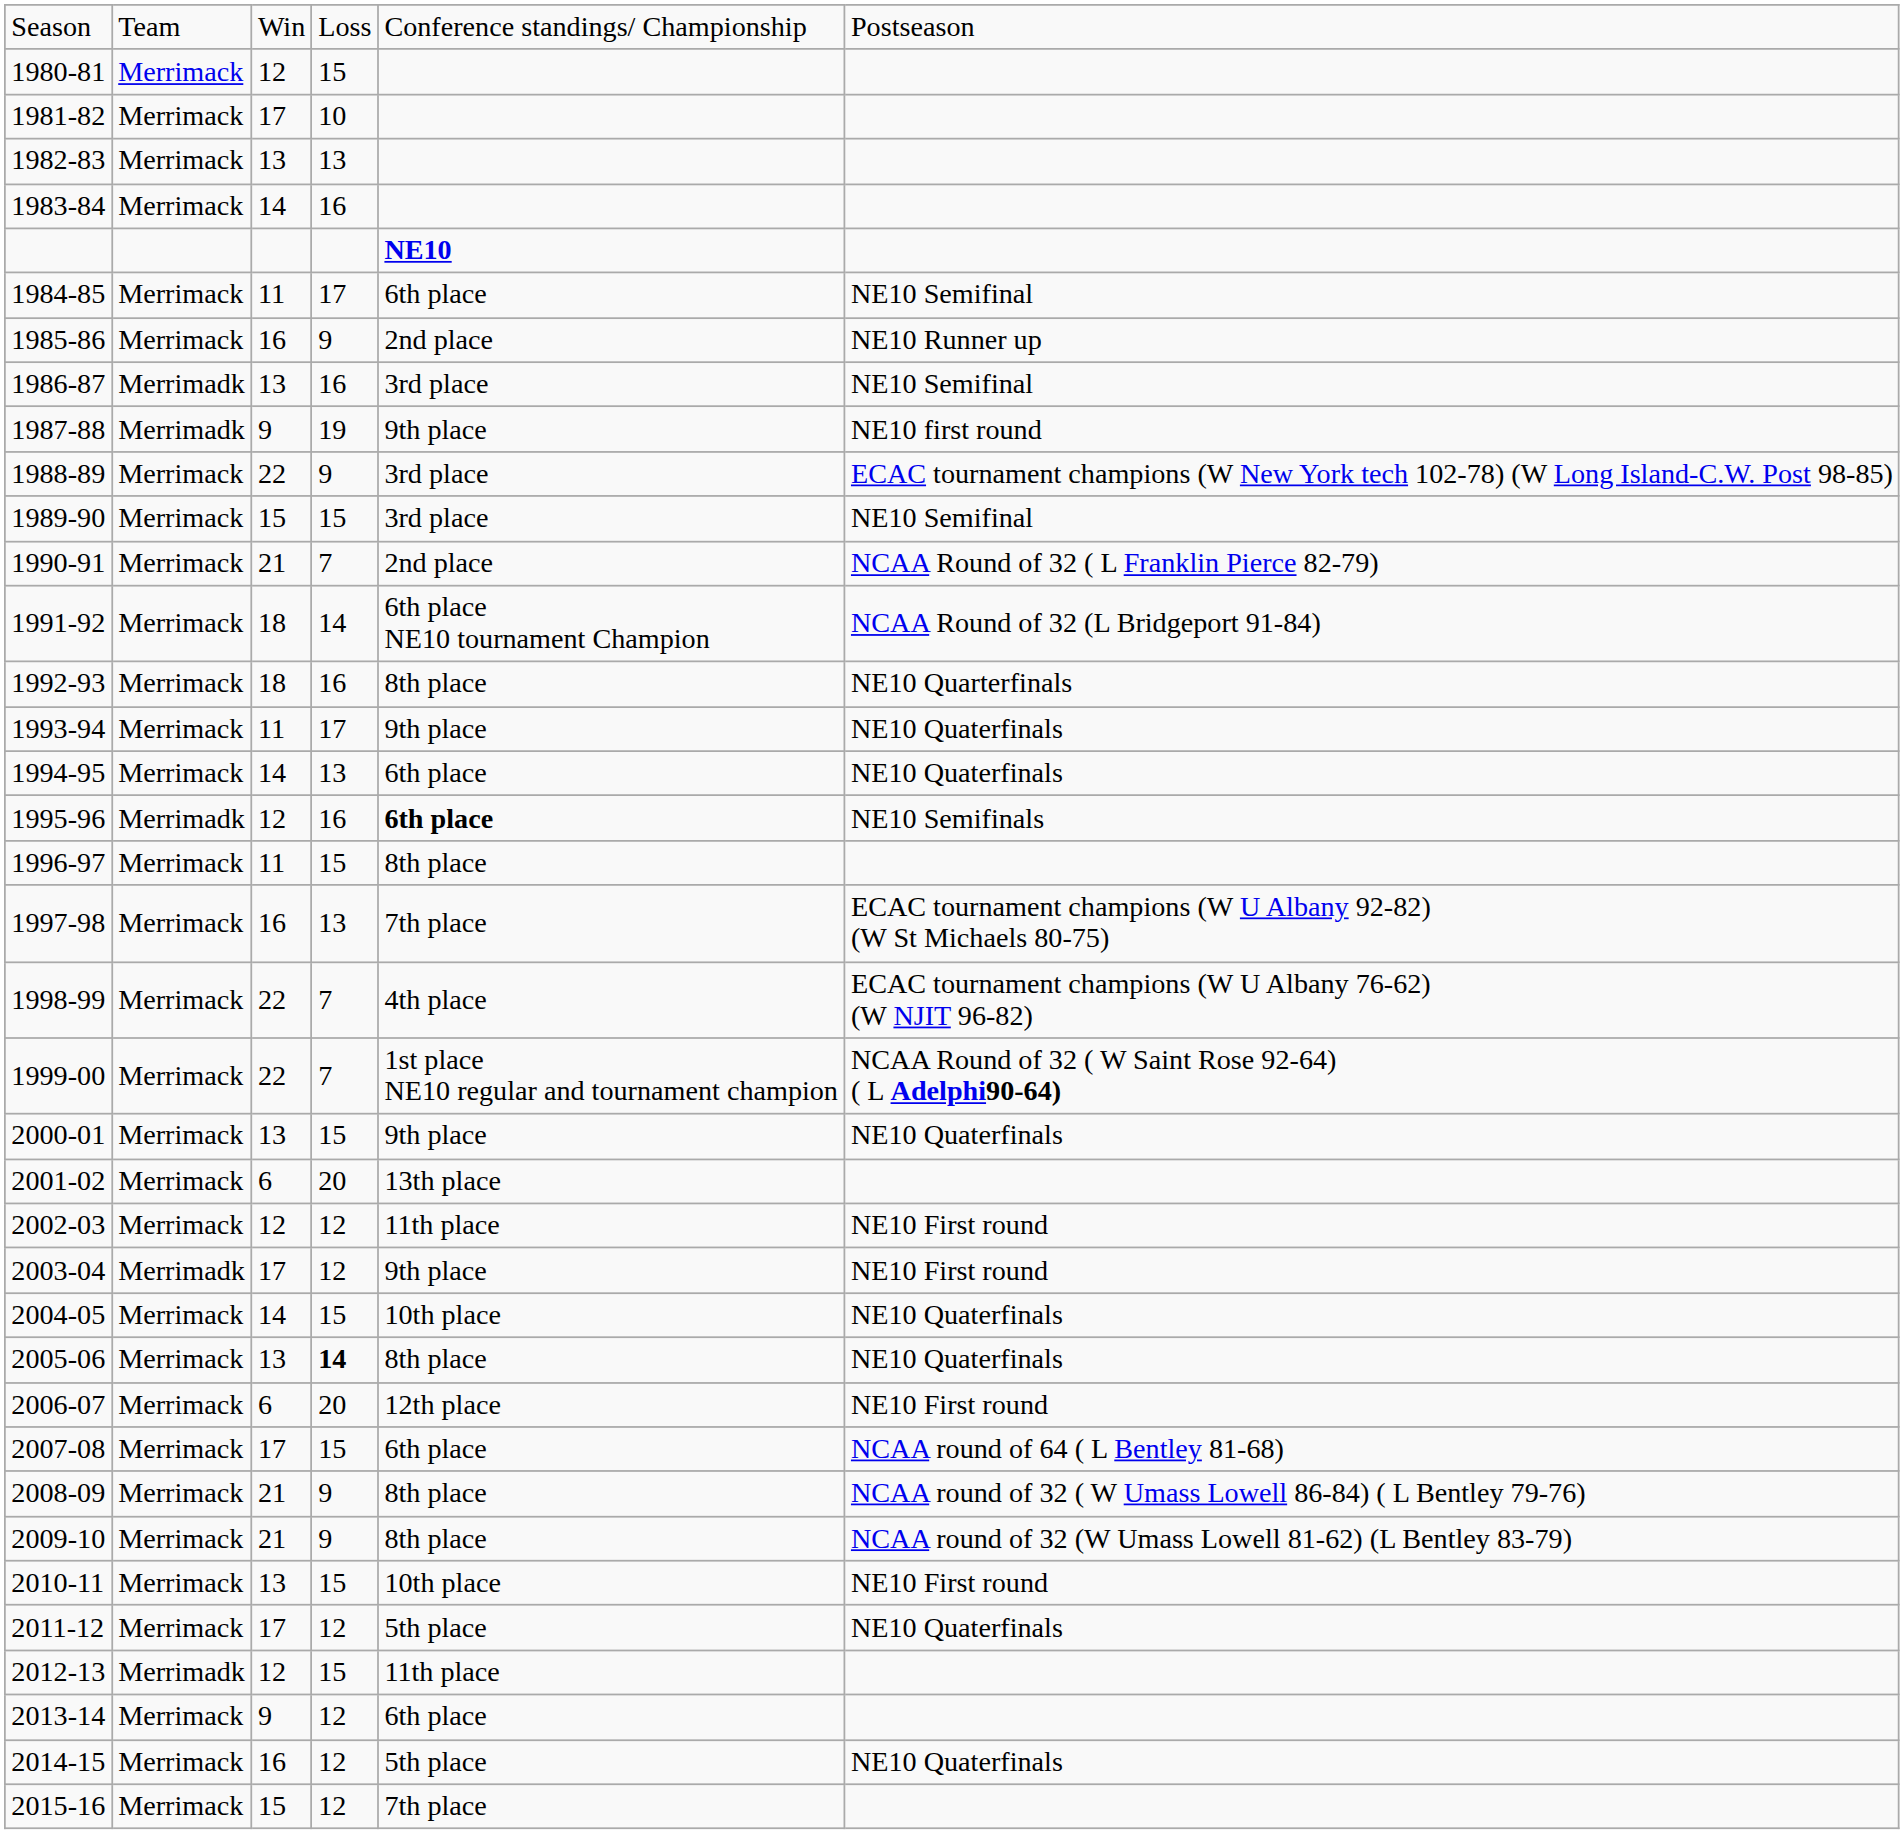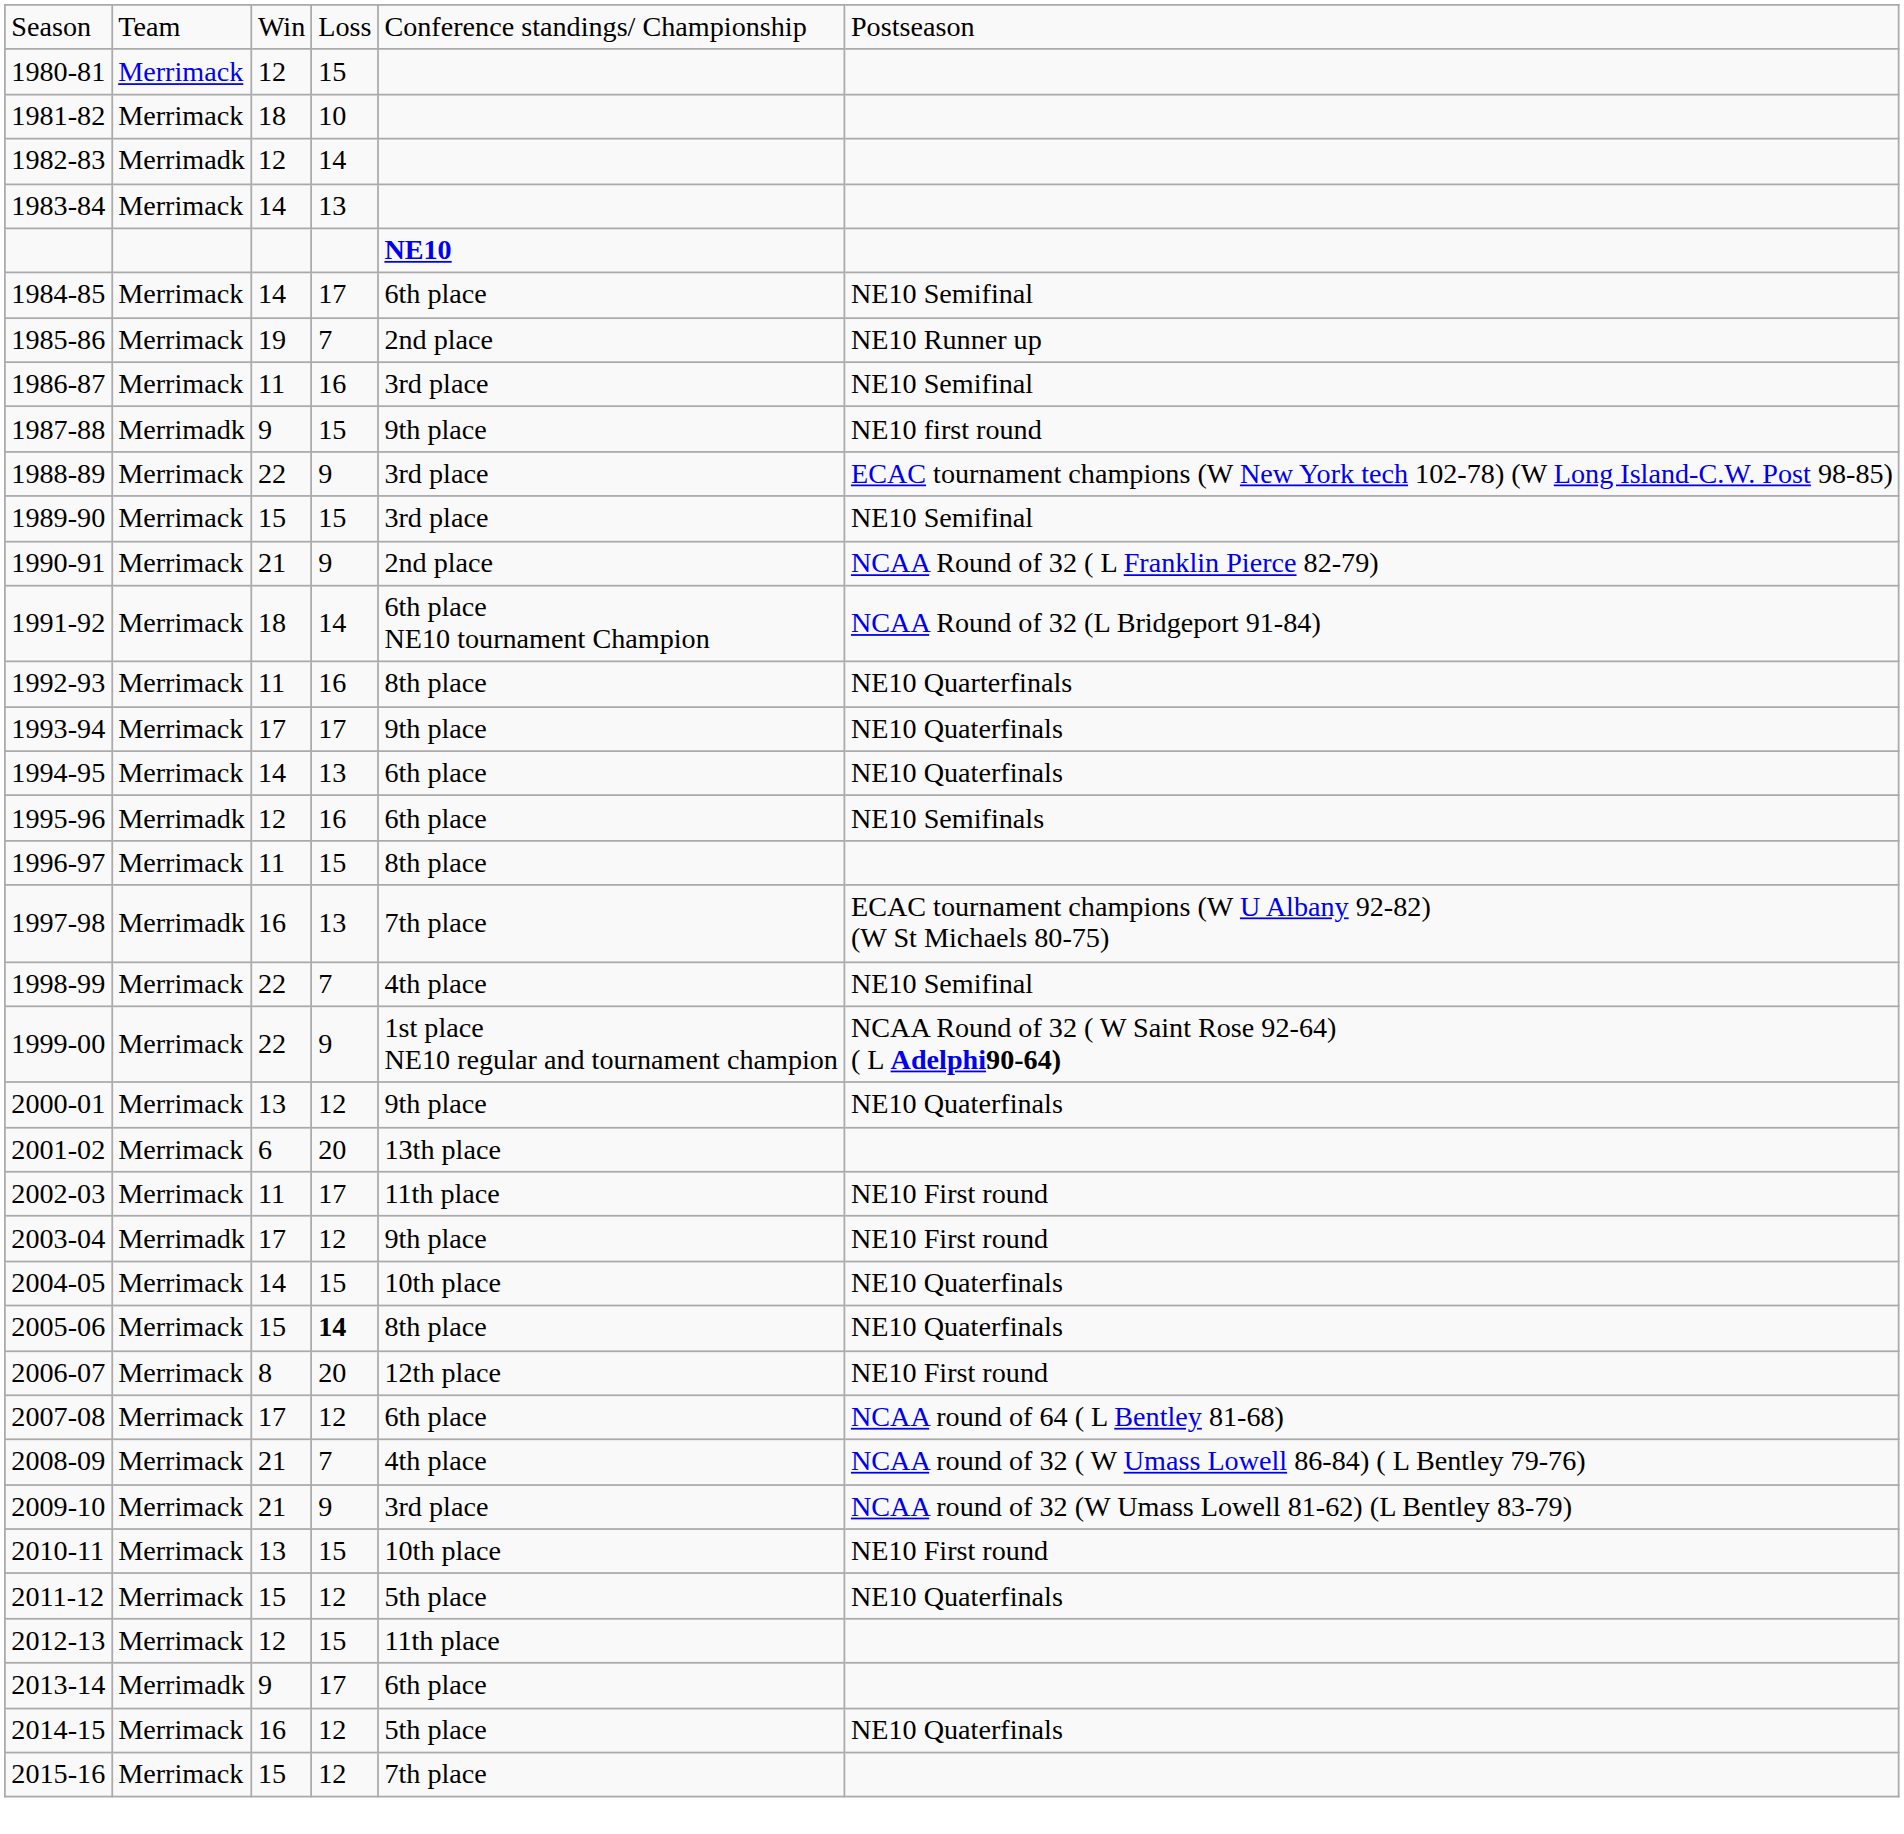(272, 116) 17 -> (272, 116) 18
(181, 160) Merrimack -> (182, 160) Merrimadk
(272, 160) 13 -> (272, 160) 12
(332, 160) 13 -> (332, 160) 14
(332, 205) 16 -> (332, 205) 13
(271, 294) 11 -> (272, 294) 14
(272, 339) 16 -> (272, 339) 19
(325, 339) 9 -> (325, 339) 7
(182, 384) Merrimadk -> (181, 384) Merrimack
(272, 384) 13 -> (271, 384) 11
(332, 428) 19 -> (332, 428) 15
(325, 562) 7 -> (325, 562) 9
(272, 683) 18 -> (271, 683) 11
(271, 728) 11 -> (272, 728) 17
(439, 817) bold -> (436, 817) normal
(181, 922) Merrimack -> (182, 922) Merrimadk
(1141, 999) ECAC tournament champions (W U Albany 76-62) (W NJIT 96-82) -> (942, 983) NE10 Semifinal
(325, 1075) 7 -> (325, 1043) 9
(332, 1136) 15 -> (332, 1104) 12
(272, 1225) 12 -> (271, 1193) 11
(332, 1225) 12 -> (332, 1193) 17
(272, 1359) 13 -> (272, 1327) 15
(265, 1404) 6 -> (265, 1372) 8
(332, 1448) 15 -> (332, 1417) 12
(325, 1493) 9 -> (325, 1461) 7
(436, 1493) 8th place -> (436, 1461) 4th place
(436, 1538) 8th place -> (436, 1506) 3rd place
(272, 1627) 17 -> (272, 1595) 15
(182, 1671) Merrimadk -> (181, 1640) Merrimack
(181, 1716) Merrimack -> (182, 1684) Merrimadk
(332, 1716) 12 -> (332, 1684) 17
